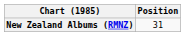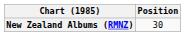(158, 25) 31 -> (158, 25) 30
